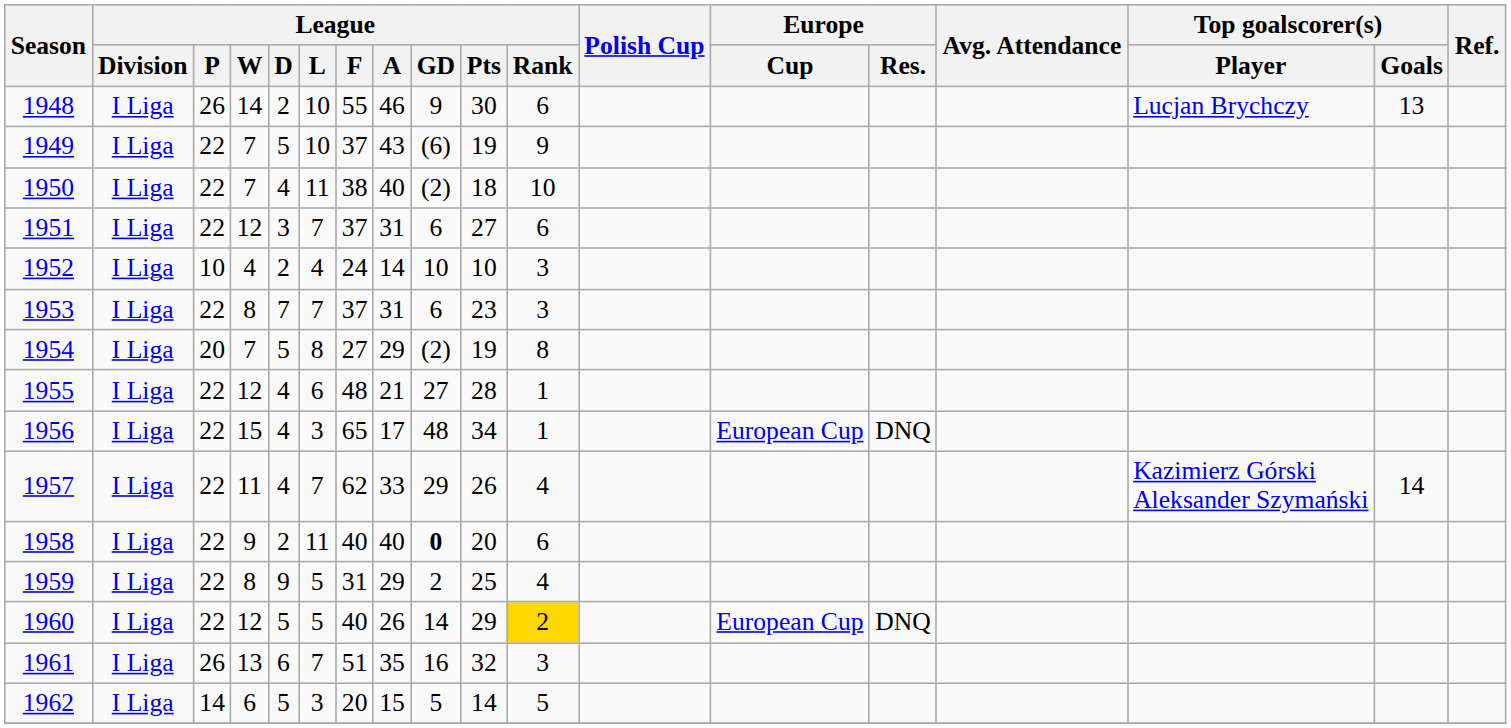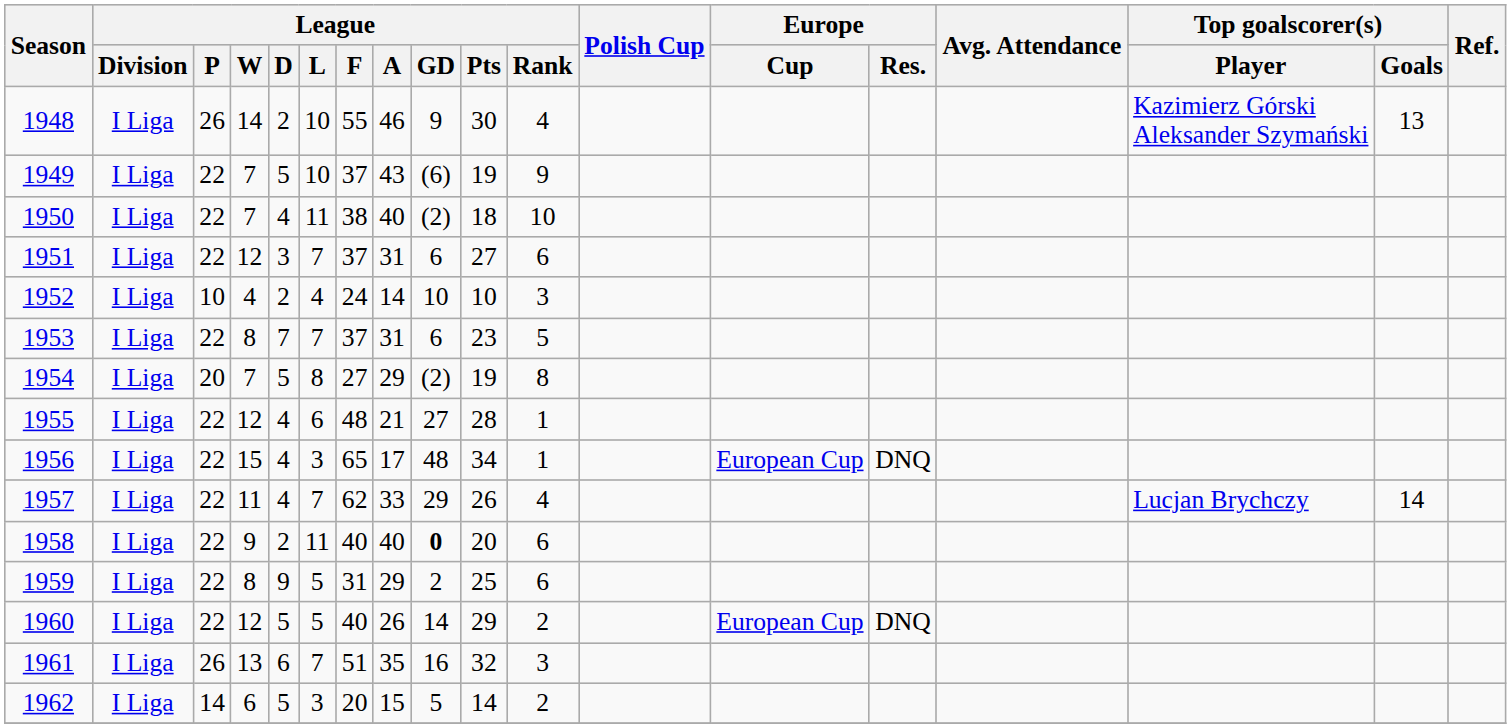(543, 106) 6 -> (543, 120) 4
(1221, 106) Lucjan Brychczy -> (1251, 120) Kazimierz Górski Aleksander Szymański
(543, 308) 3 -> (543, 337) 5
(1251, 485) Kazimierz Górski Aleksander Szymański -> (1221, 500) Lucjan Brychczy
(543, 581) 4 -> (543, 581) 6
(543, 622) gold background -> (543, 622) no background
(543, 703) 5 -> (543, 703) 2
